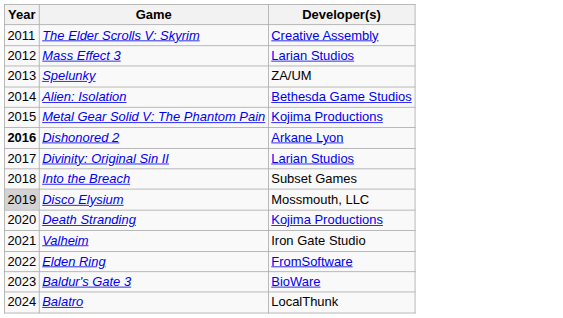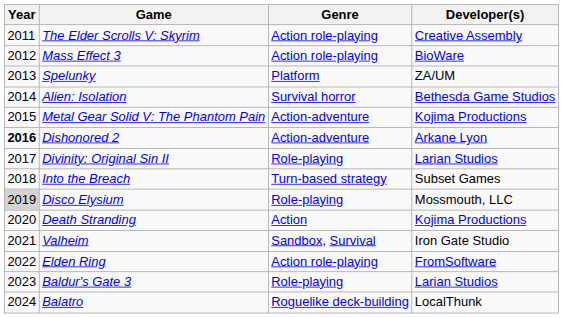+ column: (340, 14)
(313, 55) Larian Studios -> (439, 55) BioWare
(296, 281) BioWare -> (456, 281) Larian Studios
